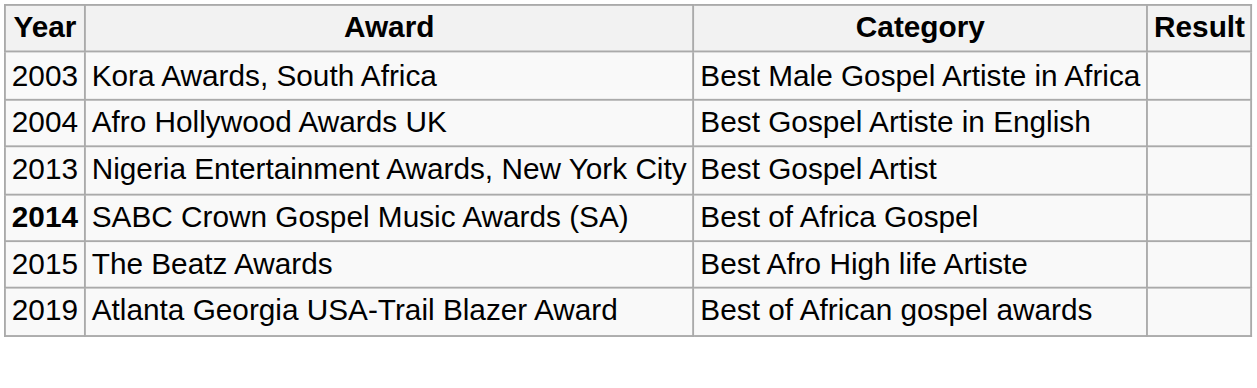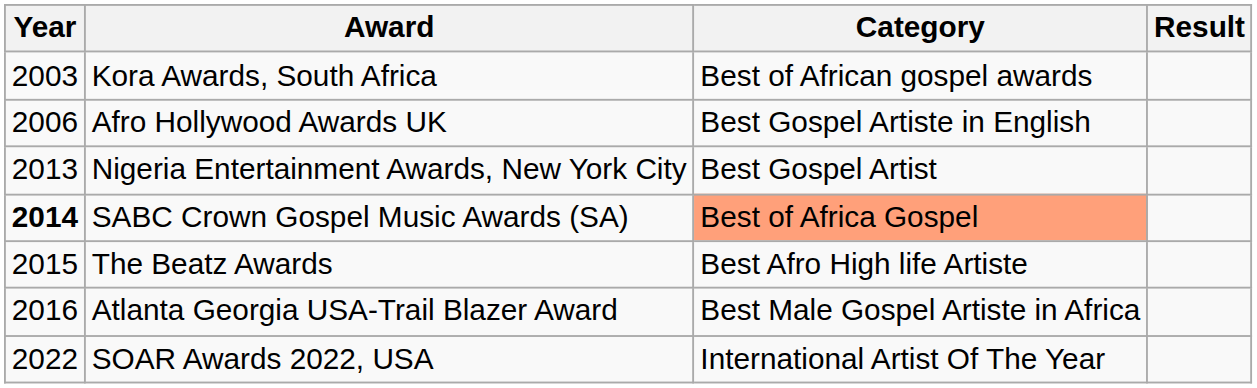(920, 75) Best Male Gospel Artiste in Africa -> (896, 75) Best of African gospel awards
(45, 122) 2004 -> (45, 122) 2006
(839, 216) no background -> (839, 216) lightsalmon background
(45, 311) 2019 -> (45, 311) 2016
(896, 311) Best of African gospel awards -> (920, 311) Best Male Gospel Artiste in Africa
+ row: (263, 358)
